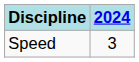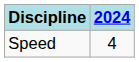(112, 43) 3 -> (112, 43) 4
